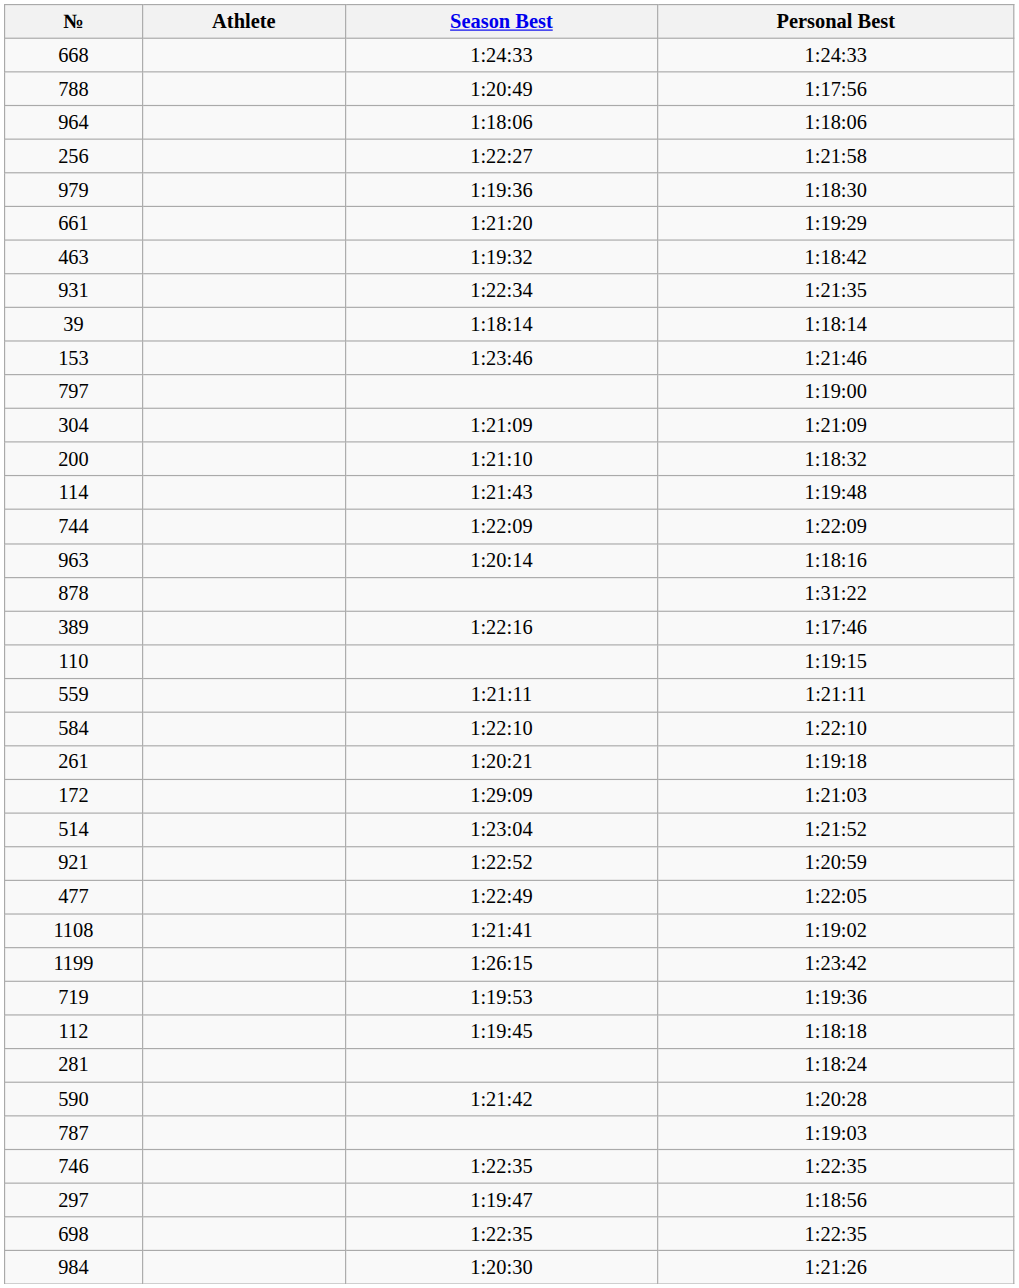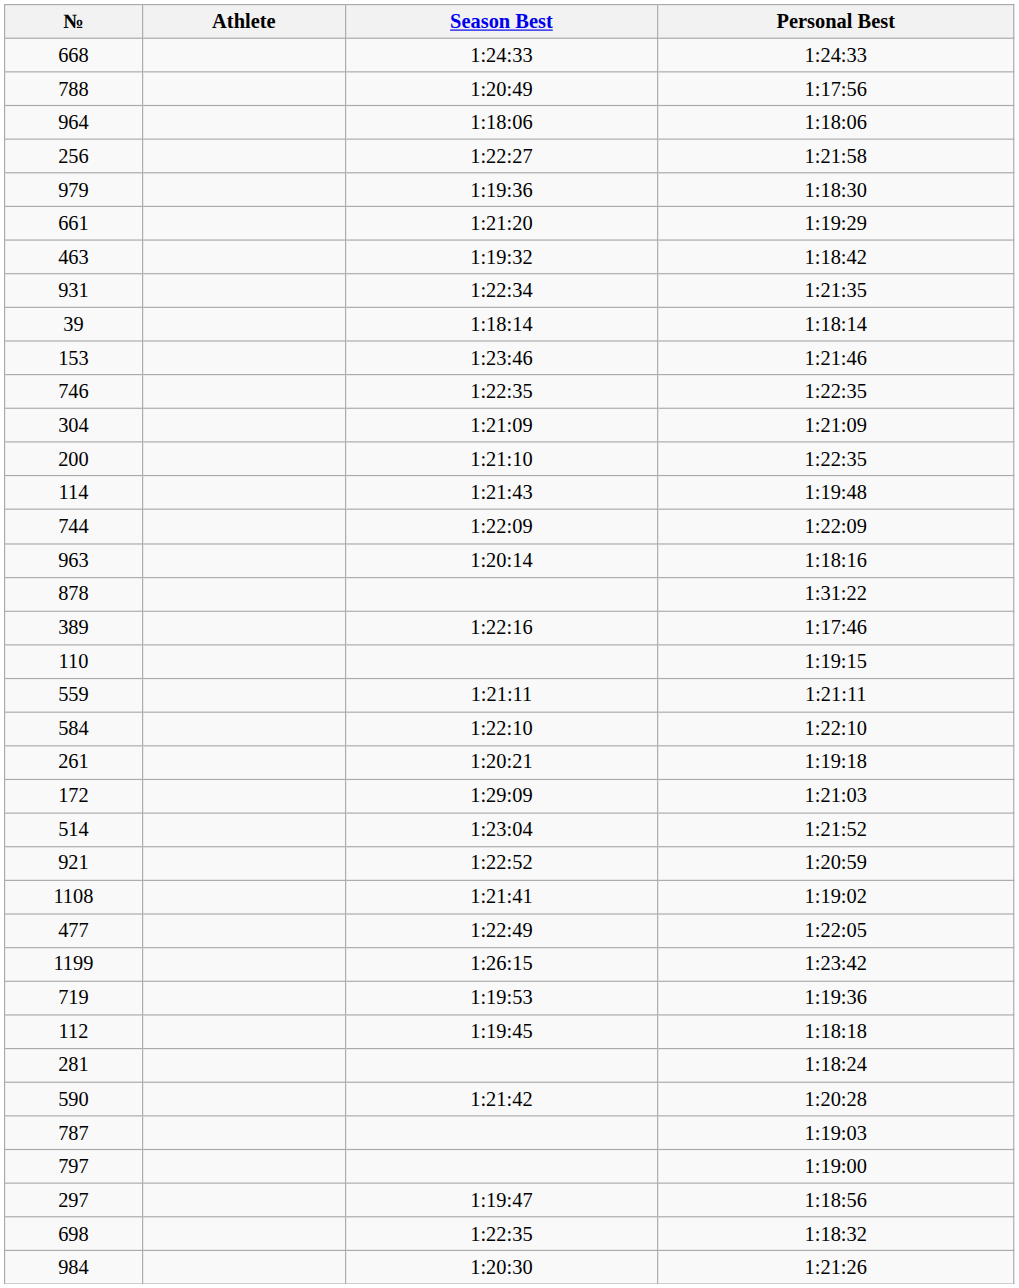rows swapped: (73, 391) <-> (73, 1165)
(836, 458) 1:18:32 -> (836, 458) 1:22:35
rows swapped: (73, 930) <-> (73, 896)
(836, 1233) 1:22:35 -> (836, 1233) 1:18:32
